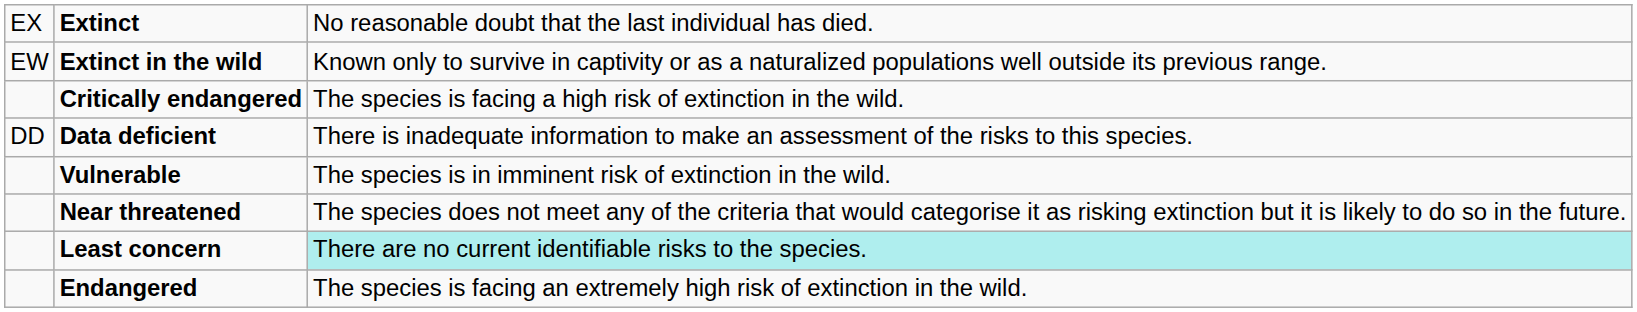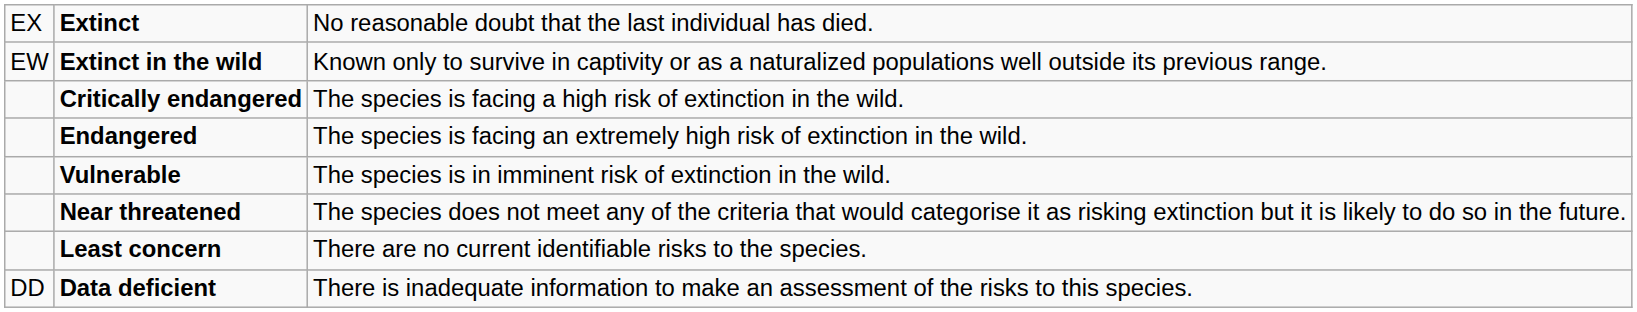rows swapped: (129, 288) <-> (138, 136)
(590, 250) paleturquoise background -> (590, 250) no background
